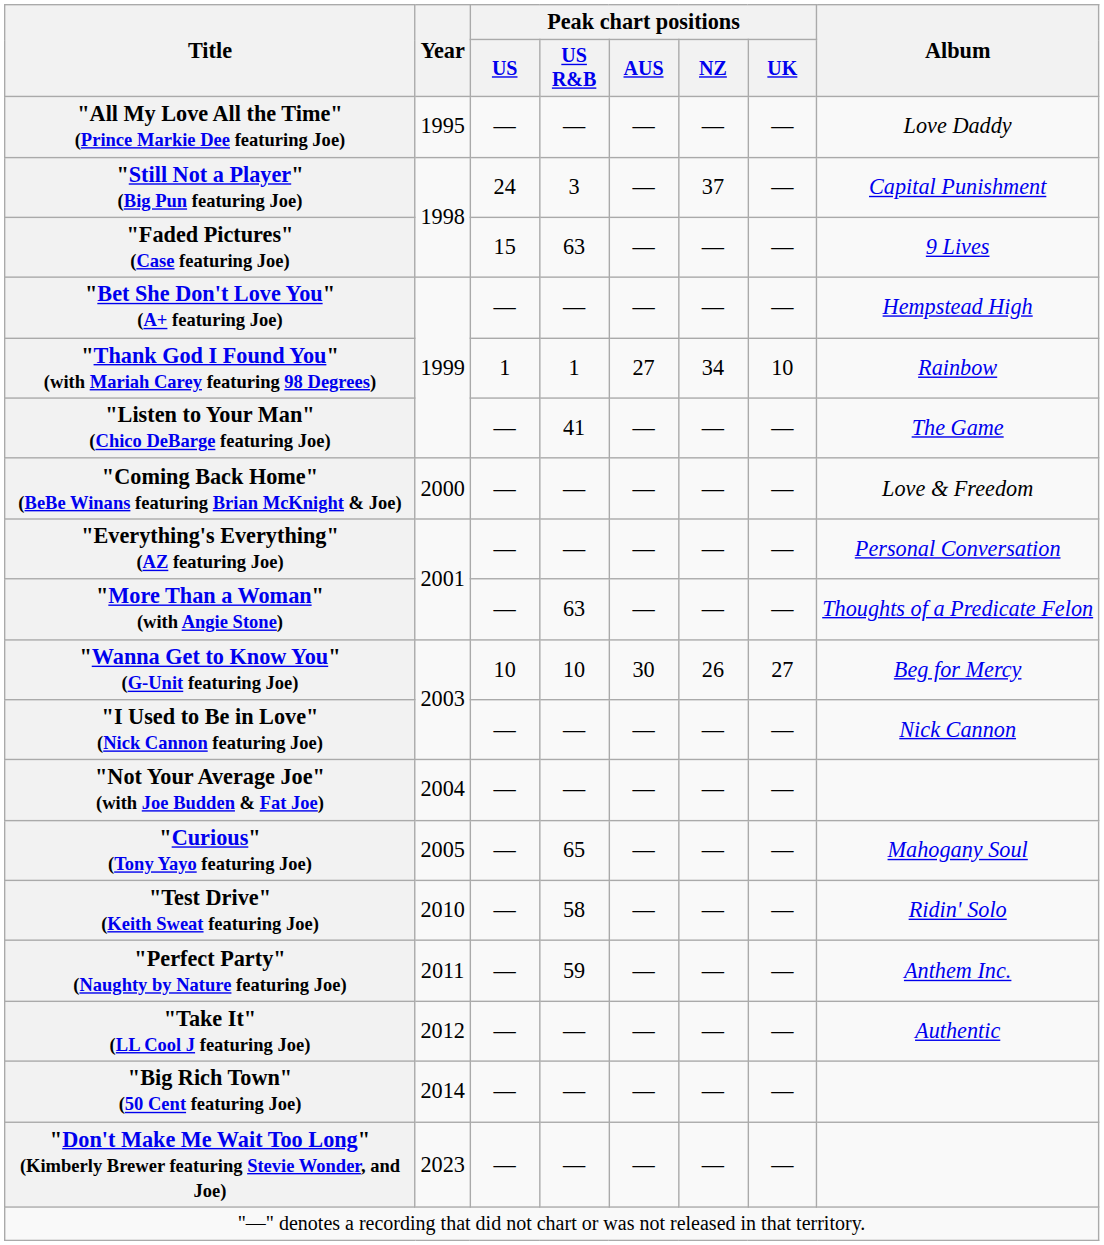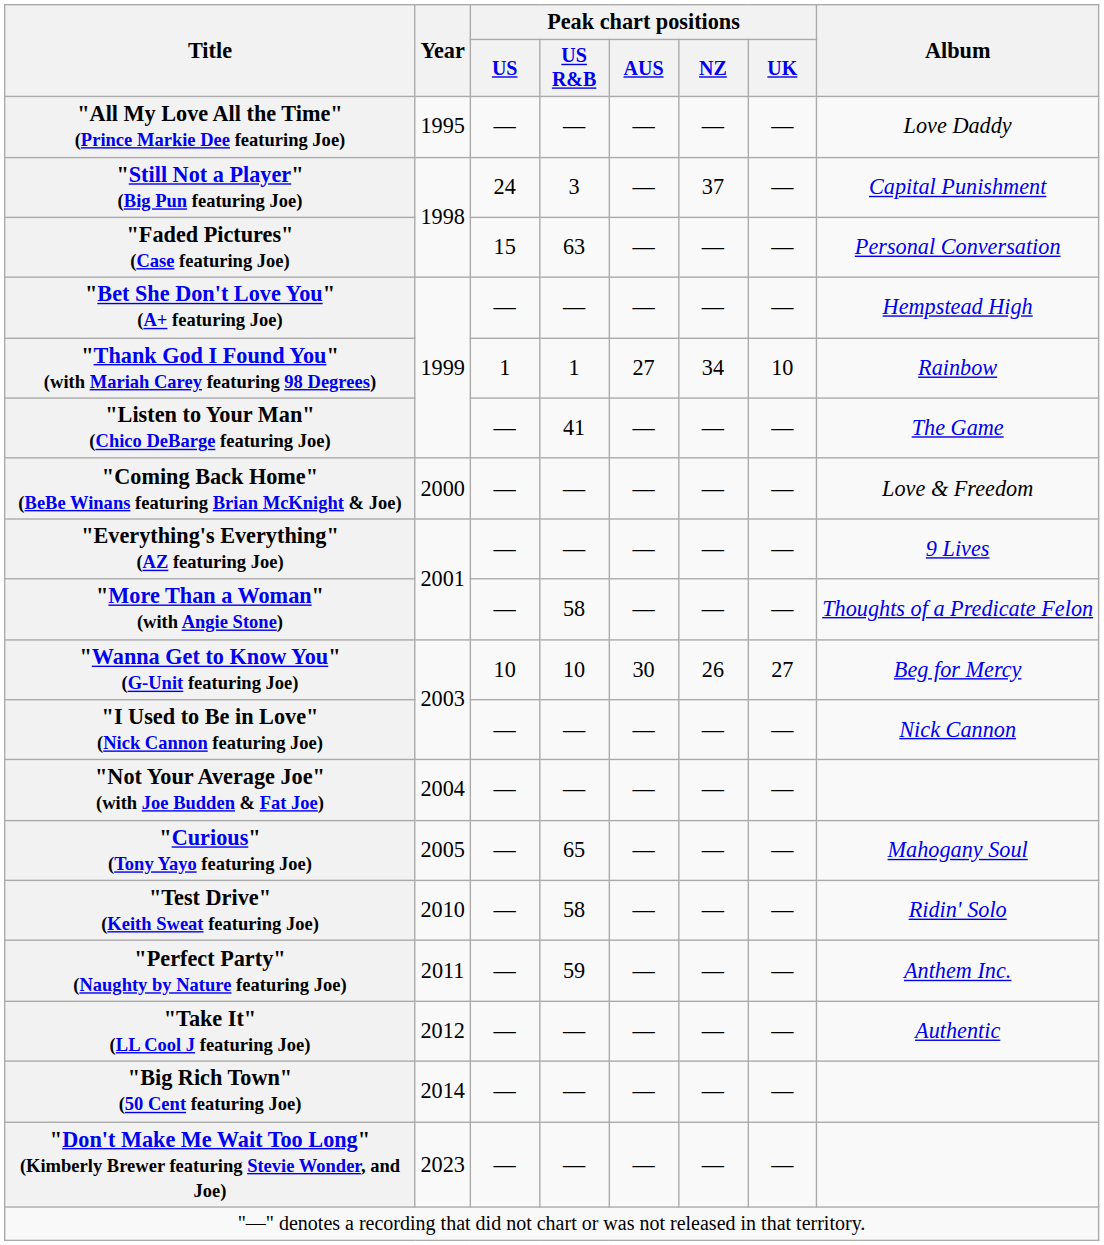(958, 247) 9 Lives -> (958, 247) Personal Conversation
(958, 548) Personal Conversation -> (958, 548) 9 Lives
(574, 608) 63 -> (574, 608) 58
